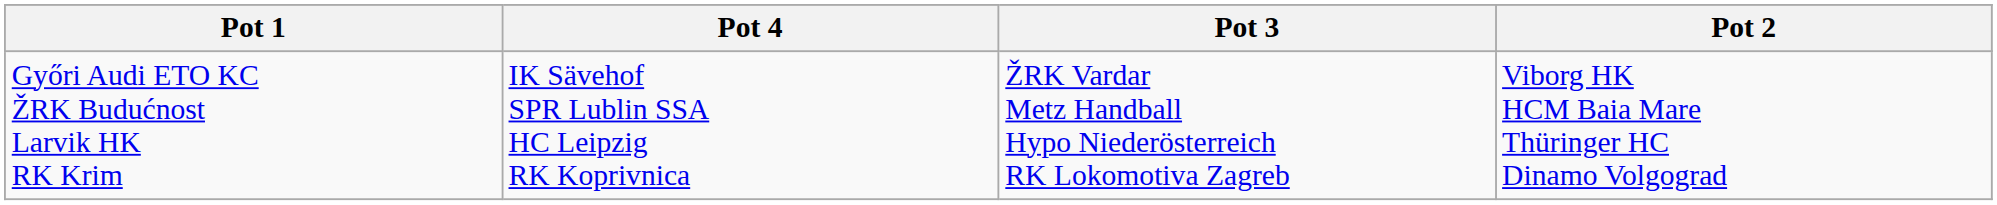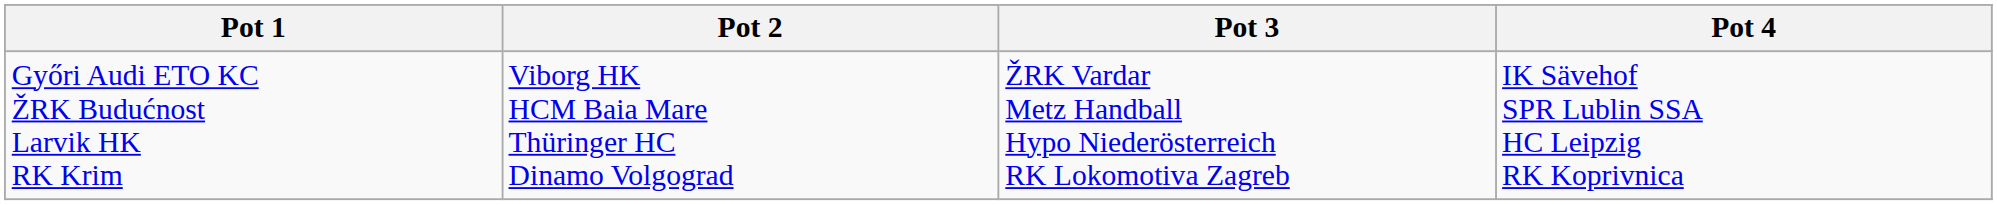columns swapped: (1744, 27) <-> (750, 27)
